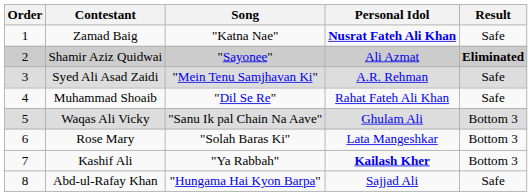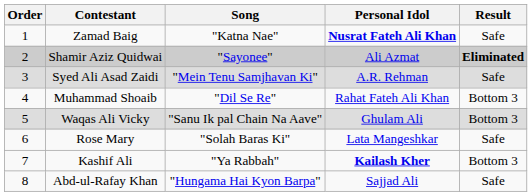(493, 98) Safe -> (493, 98) Bottom 3
(493, 139) Bottom 3 -> (493, 139) Safe
